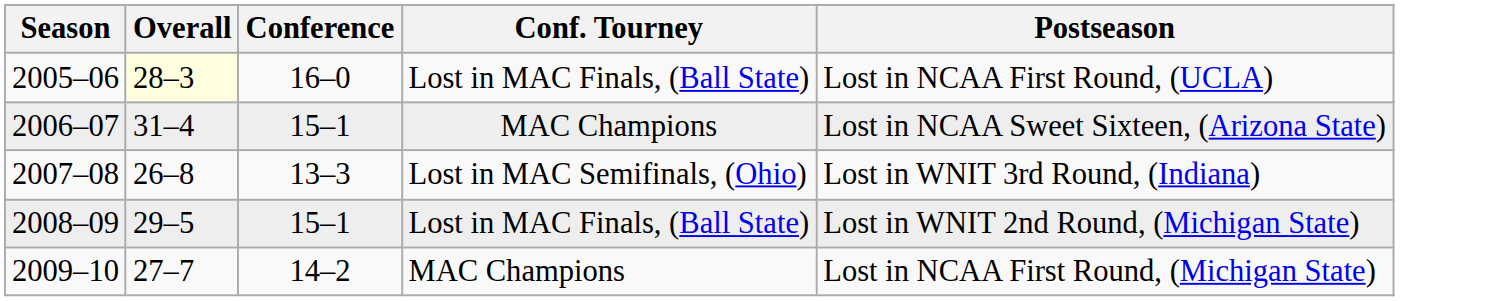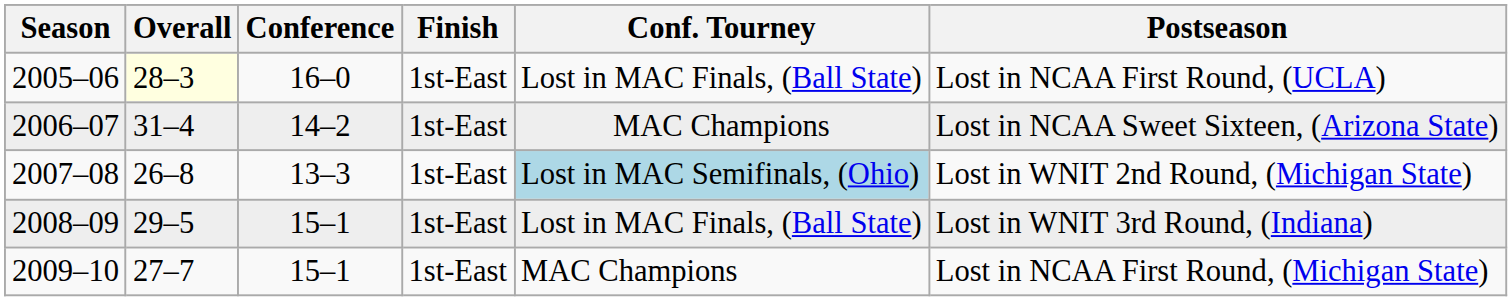+ column: (458, 28)
(320, 125) 15–1 -> (320, 125) 14–2
(608, 174) no background -> (720, 174) lightblue background
(1042, 174) Lost in WNIT 3rd Round, (Indiana) -> (1204, 174) Lost in WNIT 2nd Round, (Michigan State)
(1091, 222) Lost in WNIT 2nd Round, (Michigan State) -> (1154, 222) Lost in WNIT 3rd Round, (Indiana)
(320, 271) 14–2 -> (320, 271) 15–1
